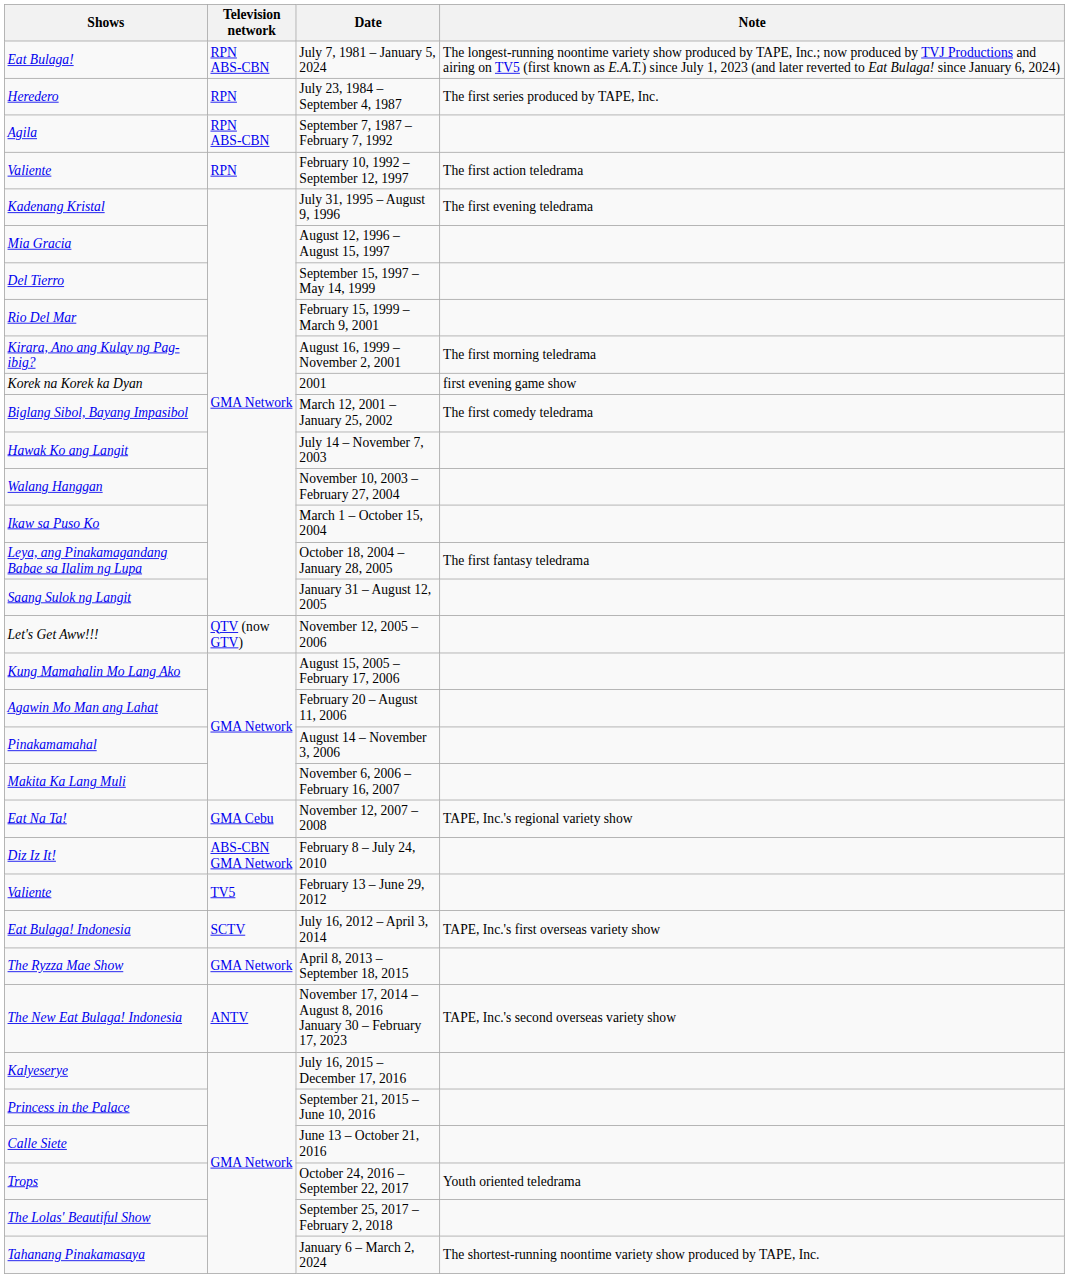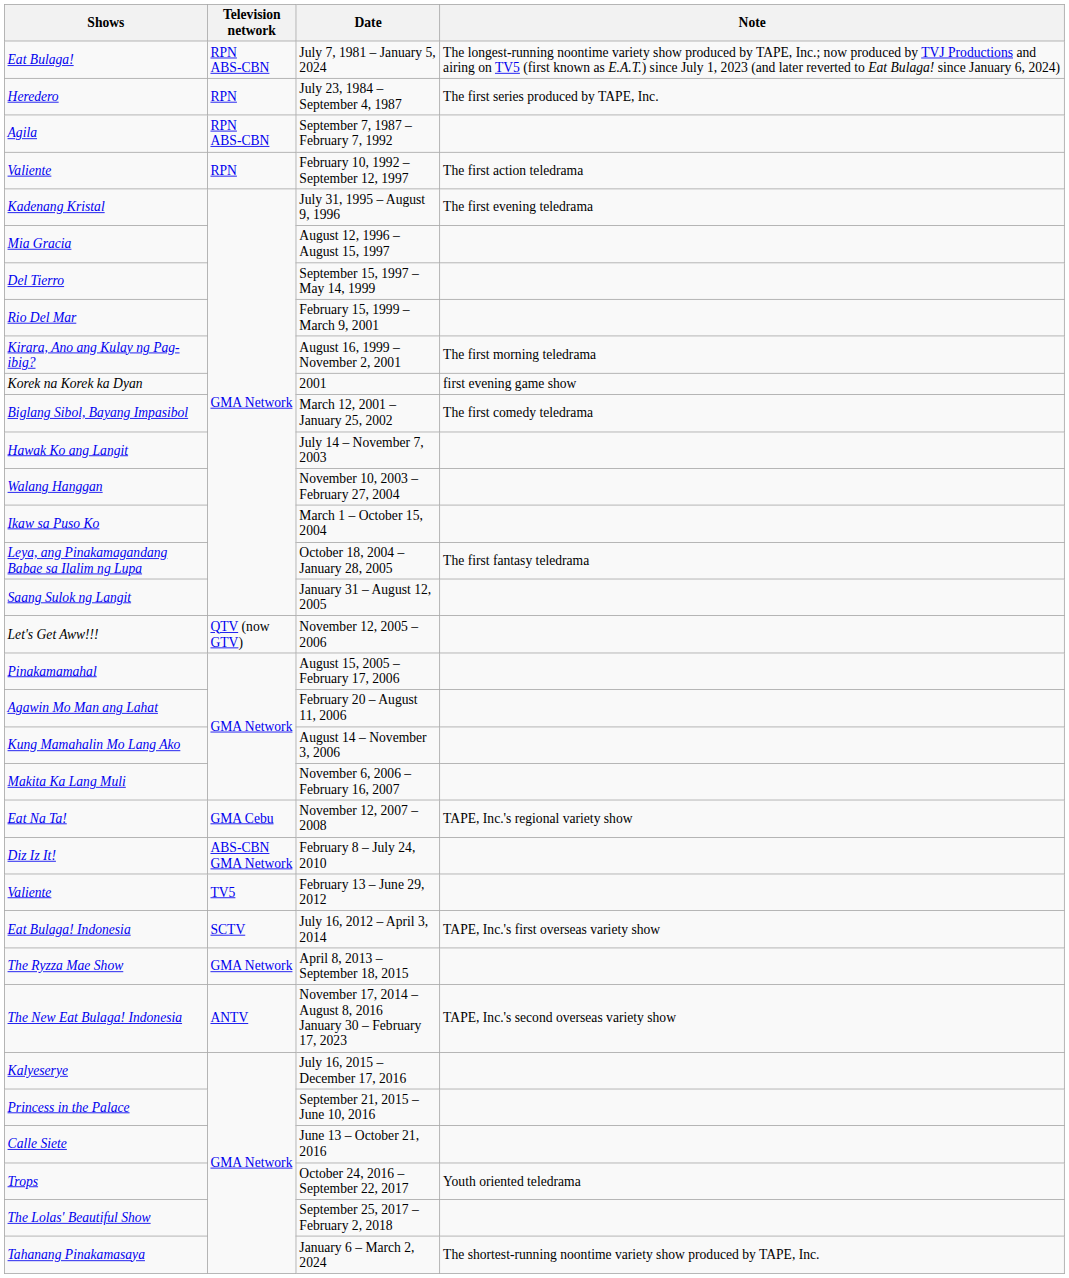(94, 671) Kung Mamahalin Mo Lang Ako -> (52, 671) Pinakamamahal
(52, 745) Pinakamamahal -> (94, 745) Kung Mamahalin Mo Lang Ako
